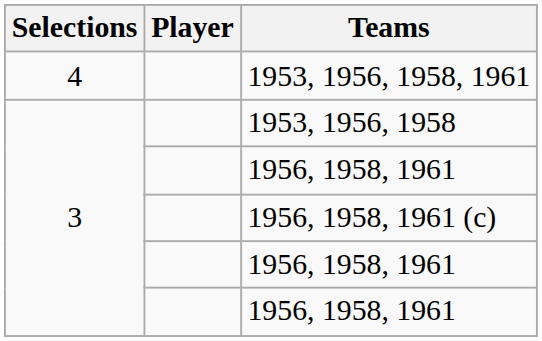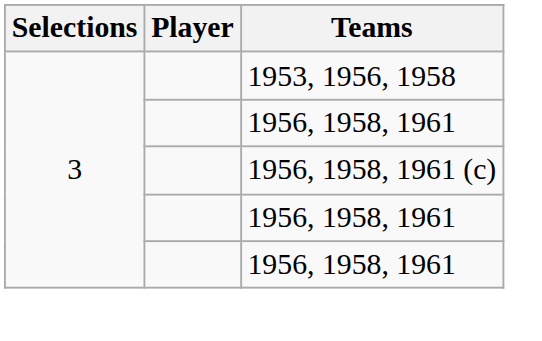- row: (75, 75)
